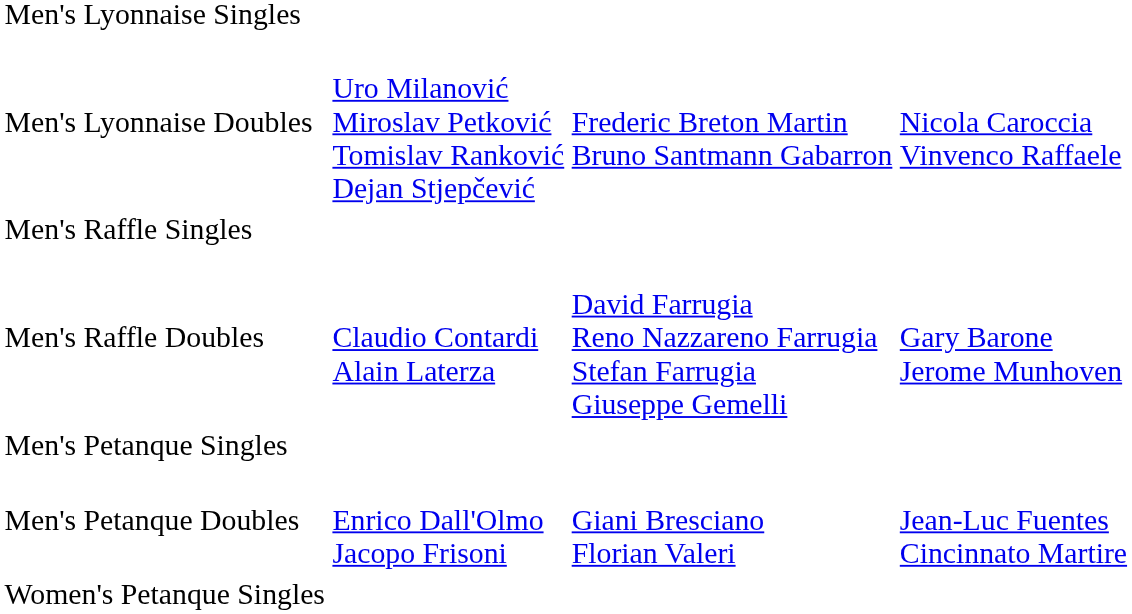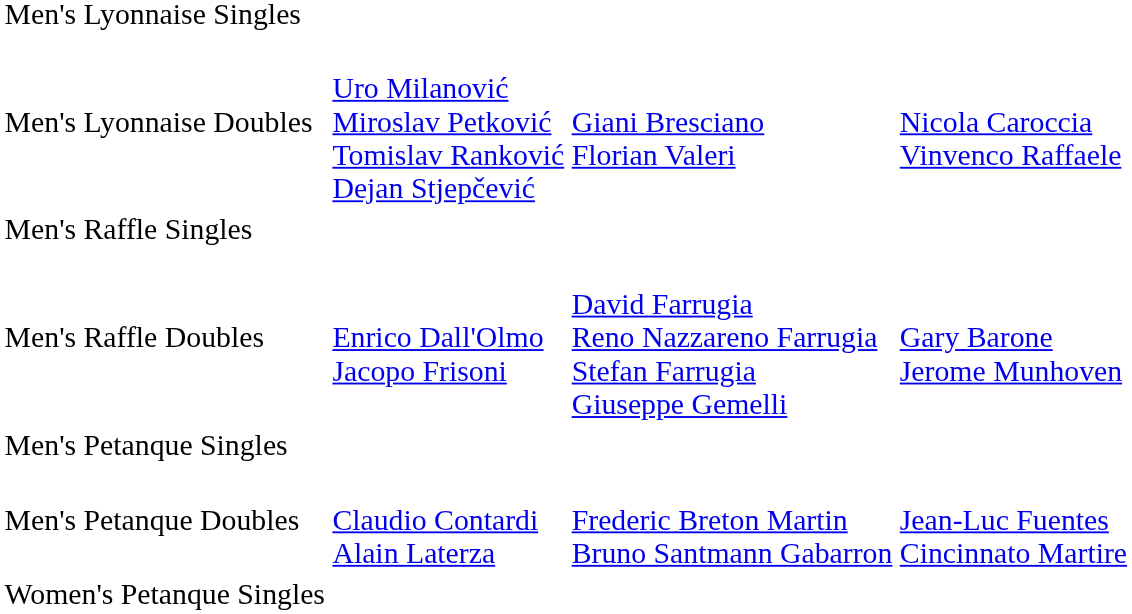(732, 138) Frederic Breton Martin Bruno Santmann Gabarron -> (668, 138) Giani Bresciano Florian Valeri
(435, 354) Claudio Contardi Alain Laterza -> (438, 354) Enrico Dall'Olmo Jacopo Frisoni
(438, 536) Enrico Dall'Olmo Jacopo Frisoni -> (435, 536) Claudio Contardi Alain Laterza
(668, 536) Giani Bresciano Florian Valeri -> (732, 536) Frederic Breton Martin Bruno Santmann Gabarron
